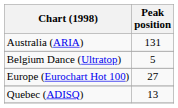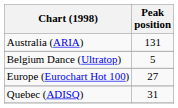(153, 94) 13 -> (153, 94) 31
